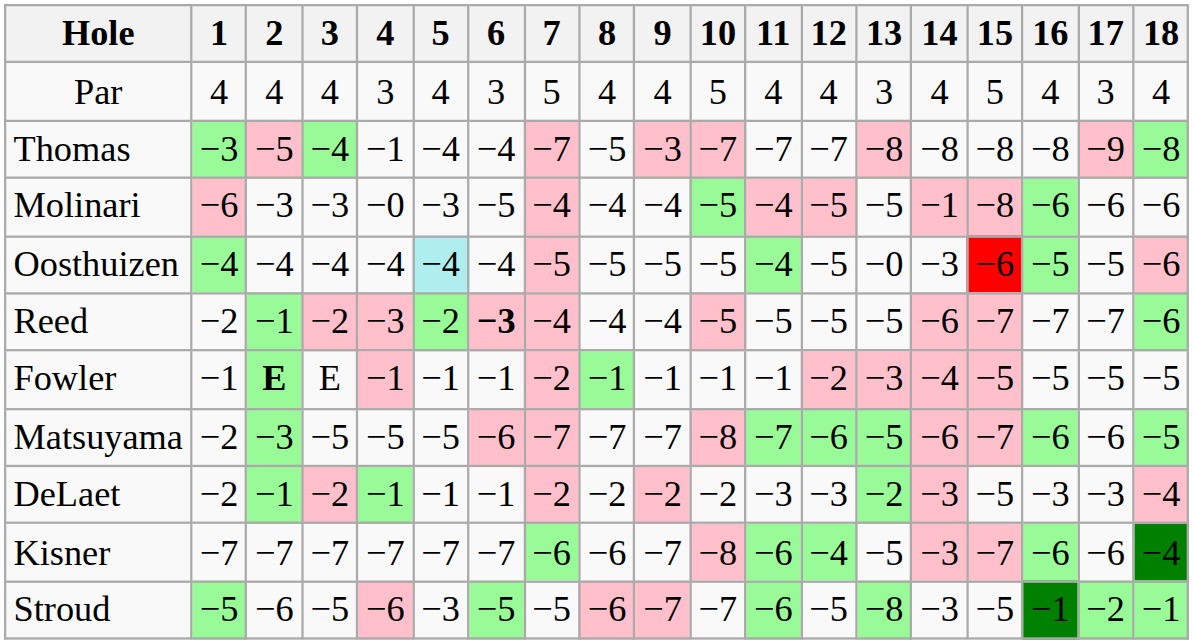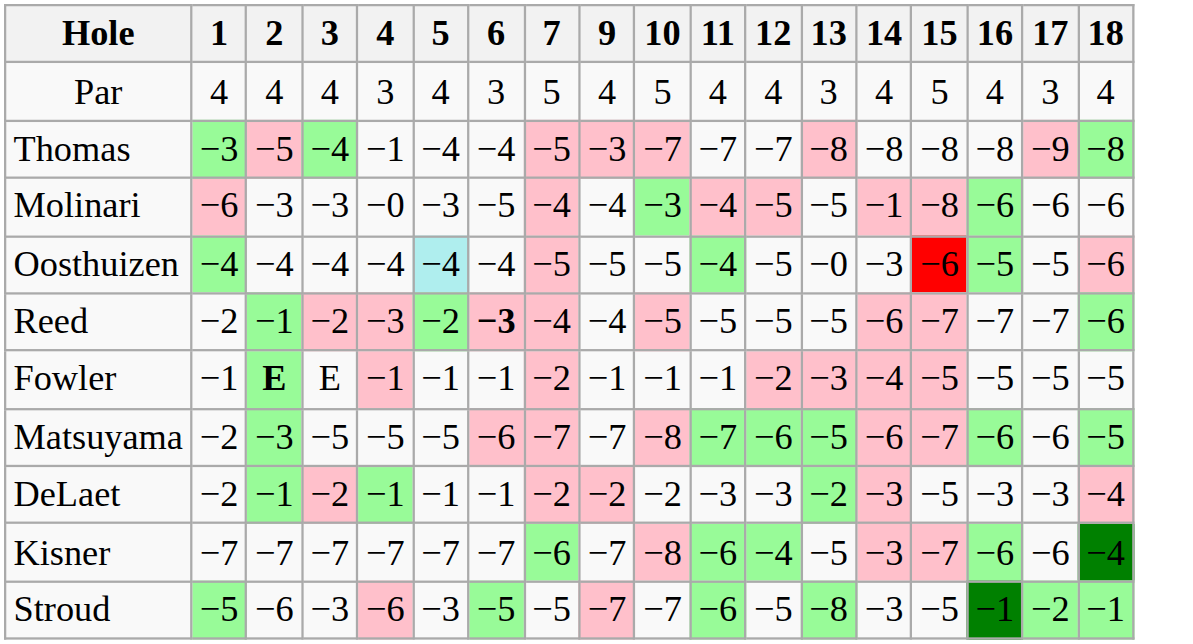- column: (607, 33)
(552, 148) −7 -> (552, 148) −5
(718, 206) −5 -> (662, 206) −3
(330, 609) −5 -> (330, 609) −3
